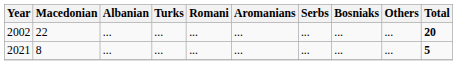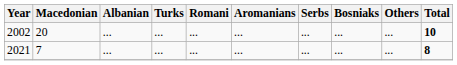(42, 32) 22 -> (42, 32) 20
(430, 32) 20 -> (430, 32) 10
(39, 50) 8 -> (39, 50) 7
(427, 50) 5 -> (427, 50) 8
